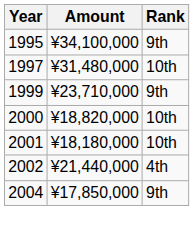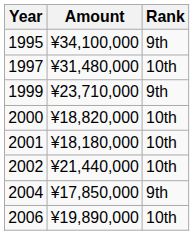(157, 167) 4th -> (161, 167) 10th
+ row: (26, 218)
